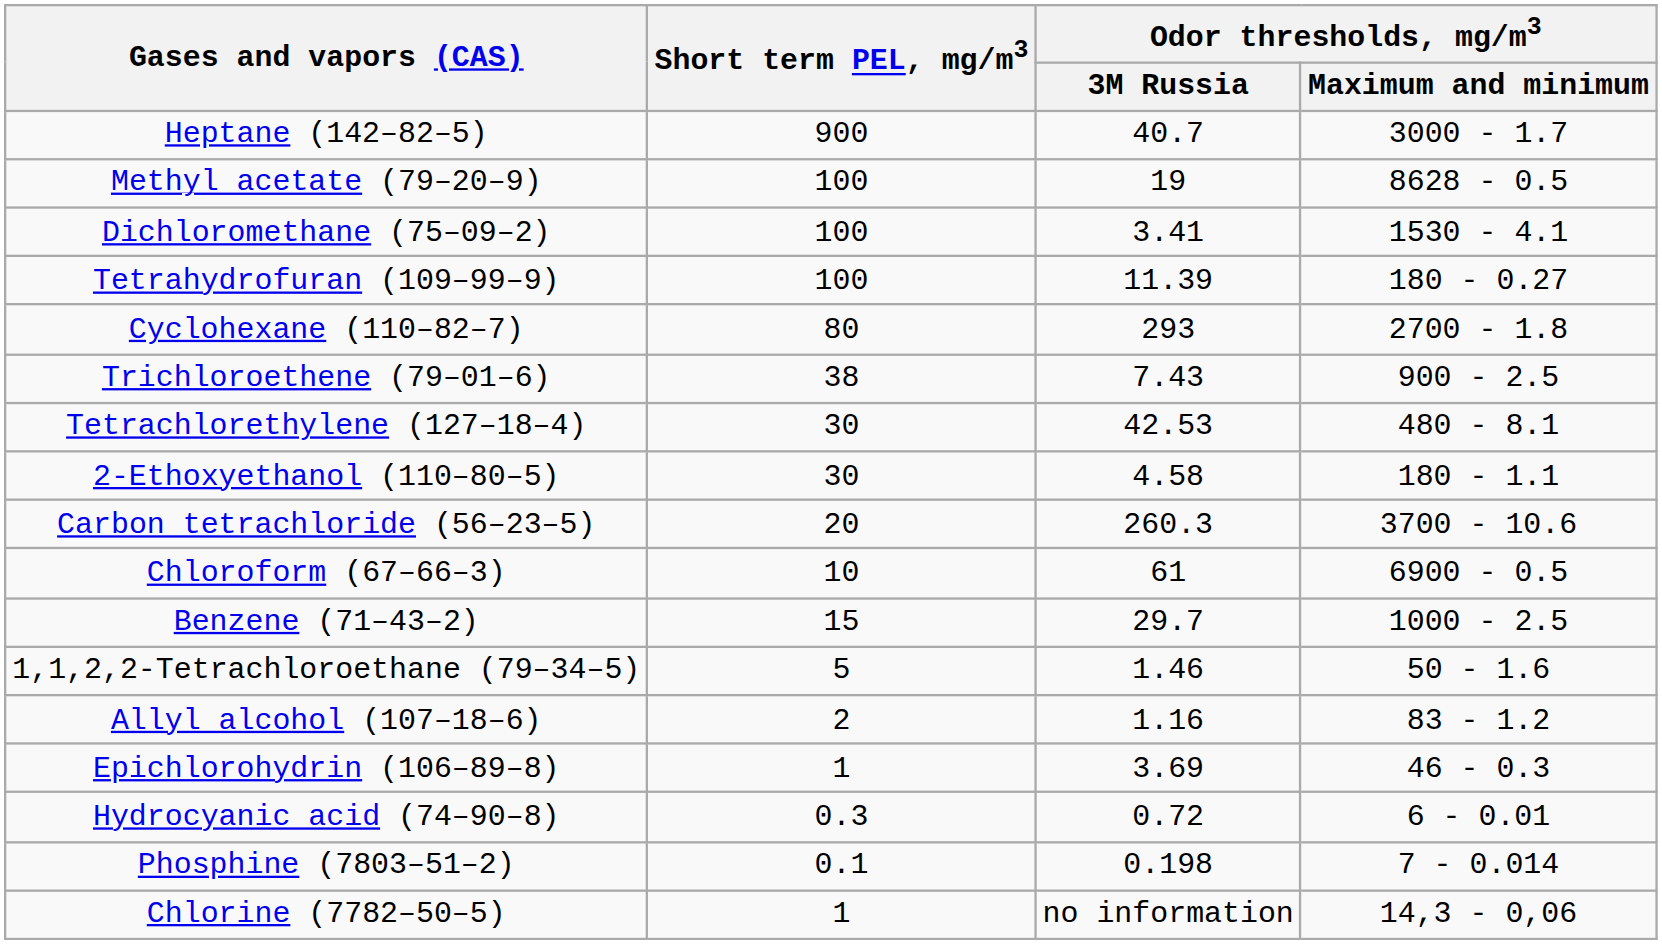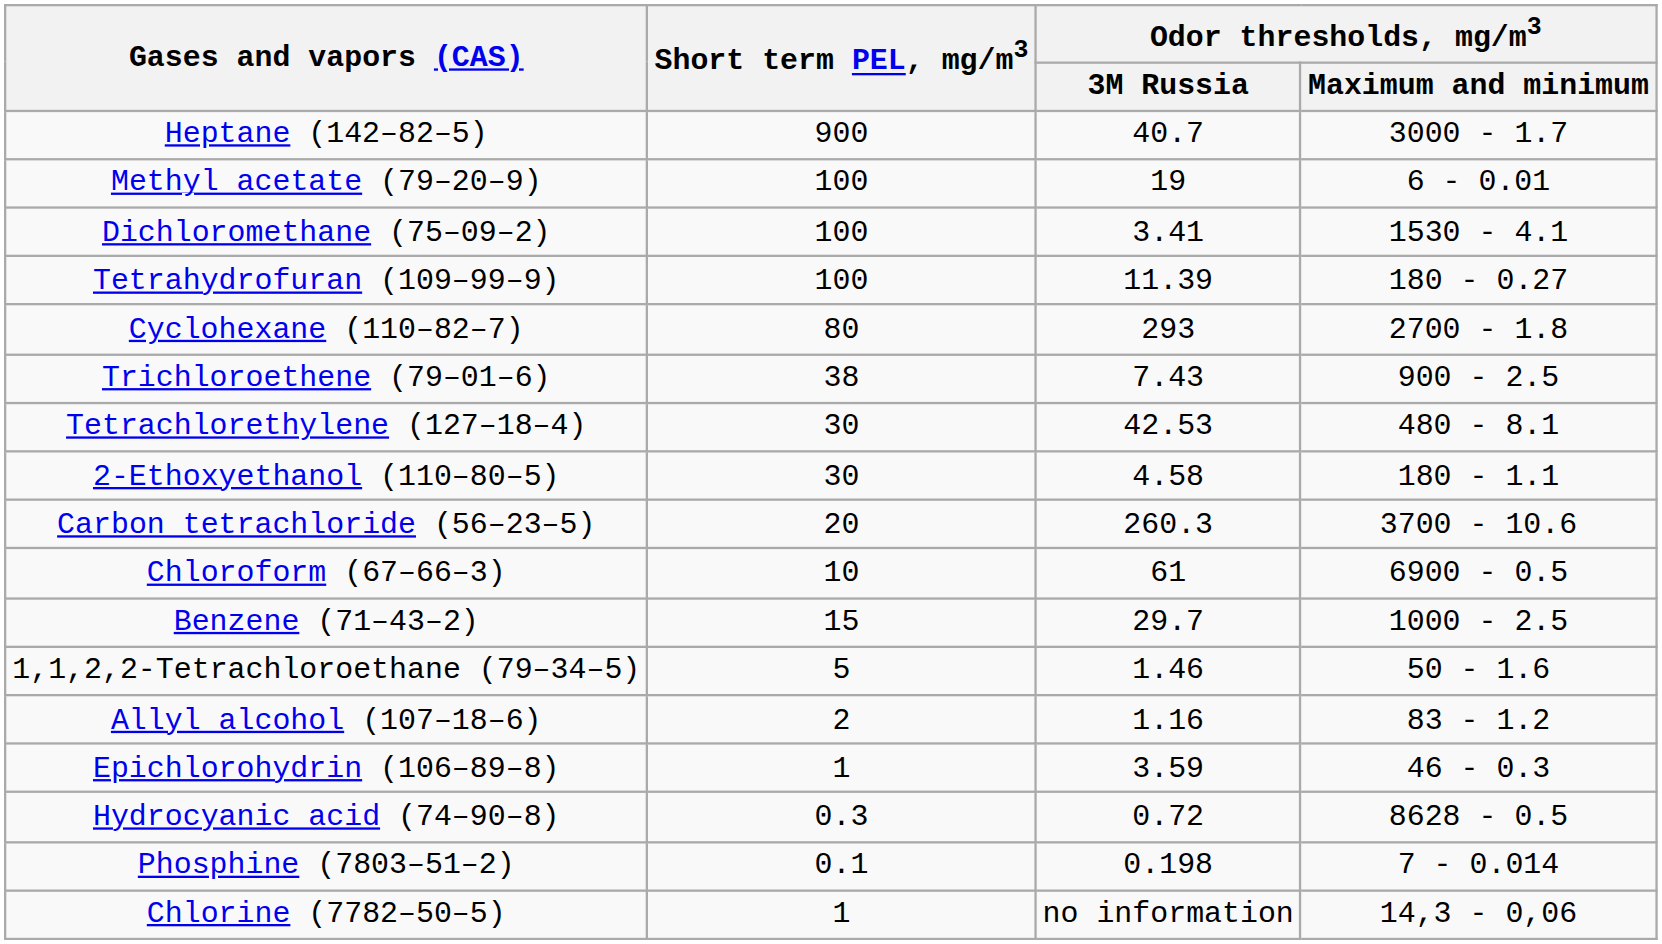(1478, 183) 8628 - 0.5 -> (1478, 183) 6 - 0.01
(1168, 768) 3.69 -> (1168, 768) 3.59
(1478, 817) 6 - 0.01 -> (1478, 817) 8628 - 0.5
